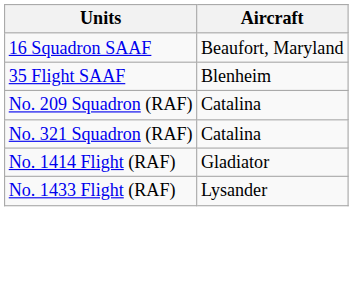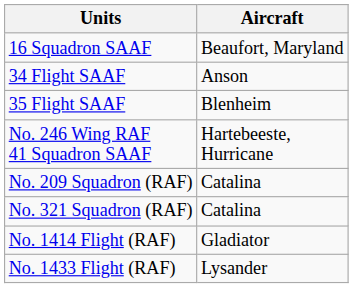+ row: (67, 76)
+ row: (80, 143)
